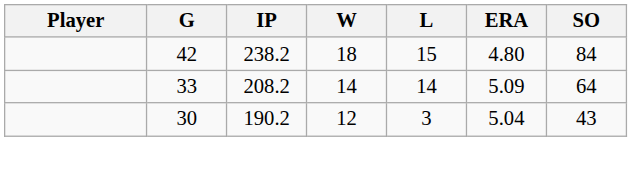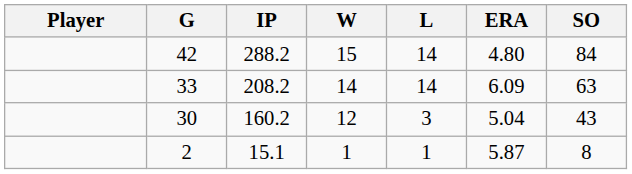(267, 53) 238.2 -> (267, 53) 288.2
(347, 53) 18 -> (347, 53) 15
(426, 53) 15 -> (426, 53) 14
(506, 86) 5.09 -> (506, 86) 6.09
(586, 86) 64 -> (586, 86) 63
(267, 119) 190.2 -> (267, 119) 160.2
+ row: (187, 151)
